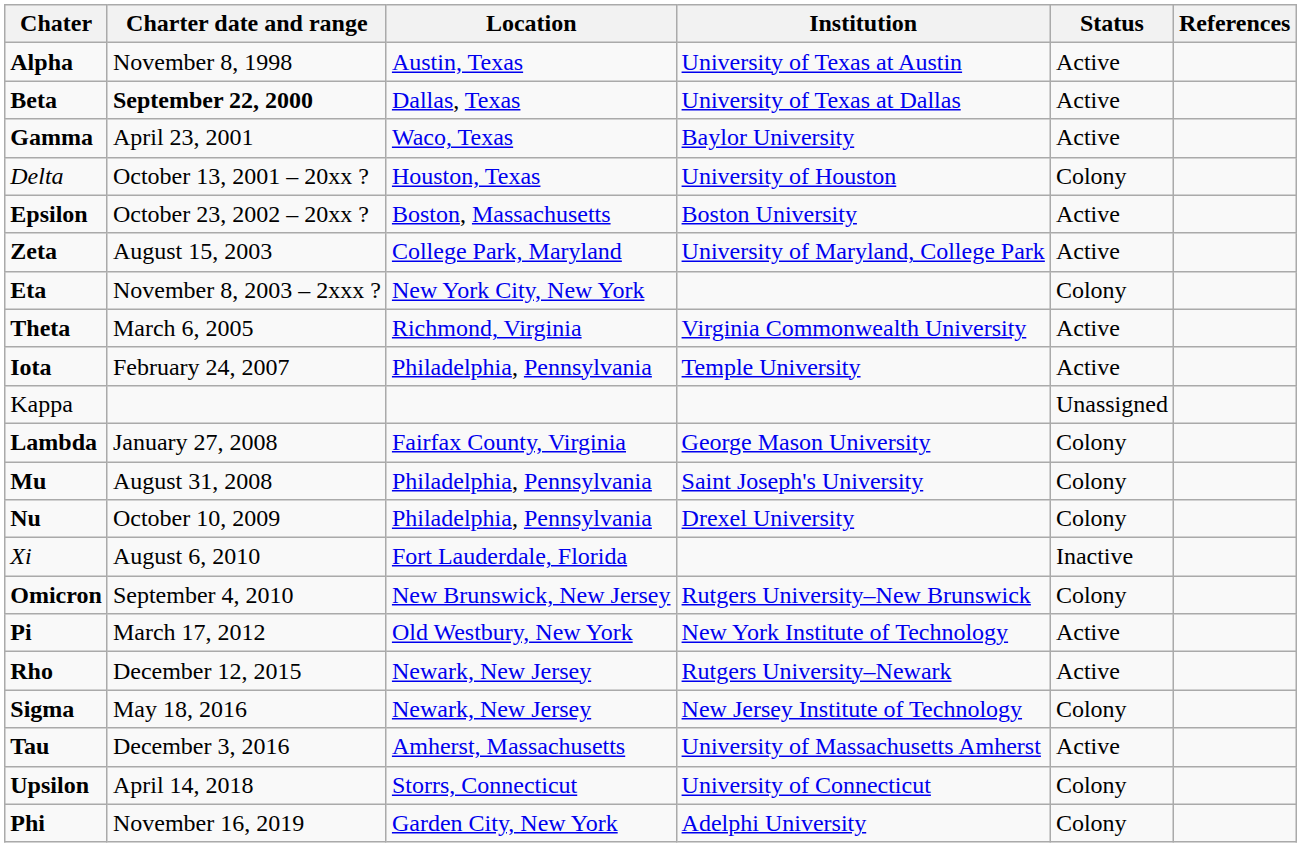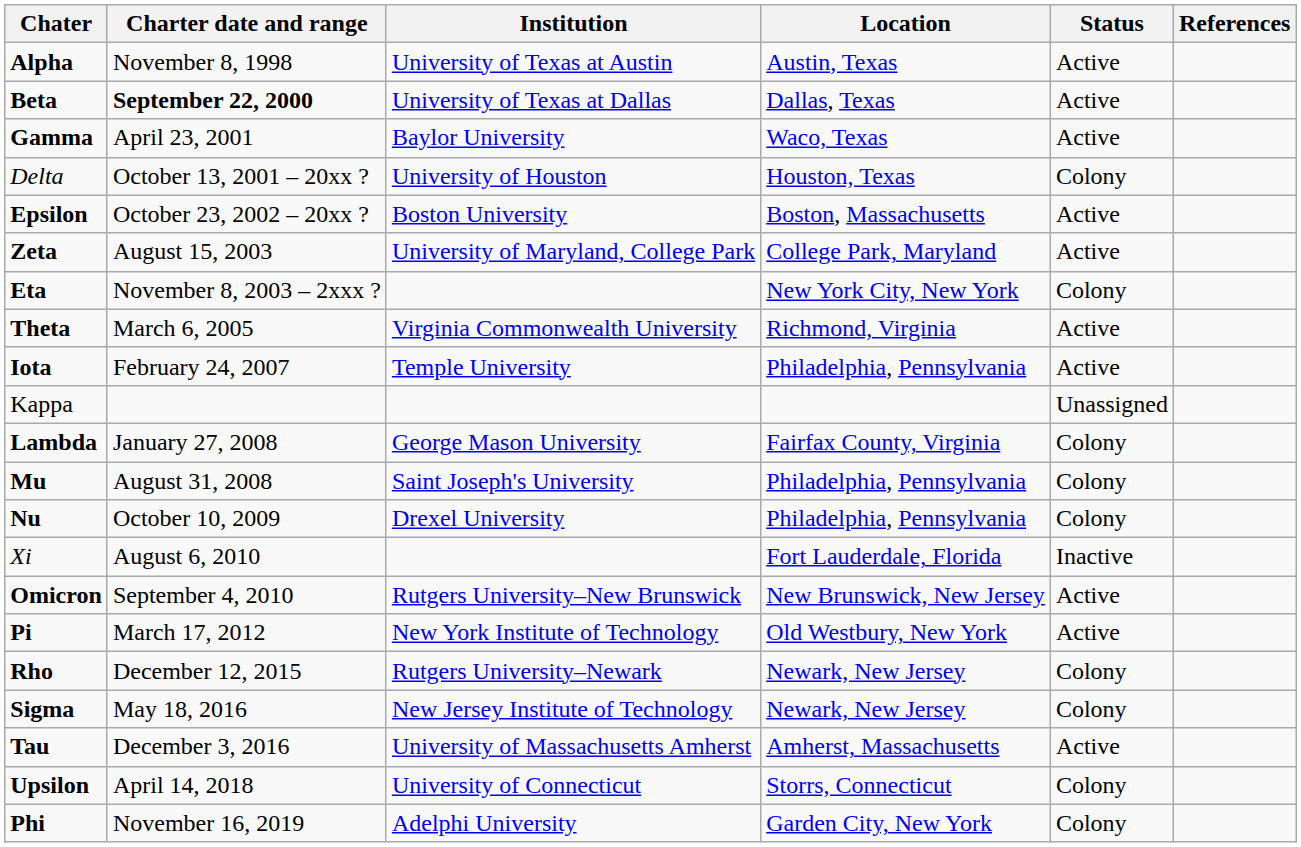columns swapped: (863, 23) <-> (531, 23)
(1091, 594) Colony -> (1088, 594) Active
(1088, 670) Active -> (1091, 670) Colony
